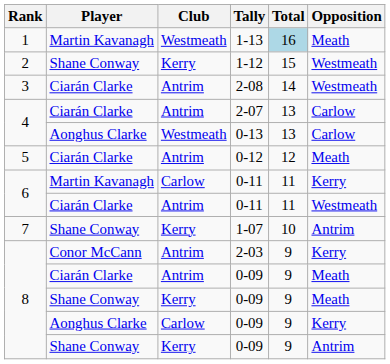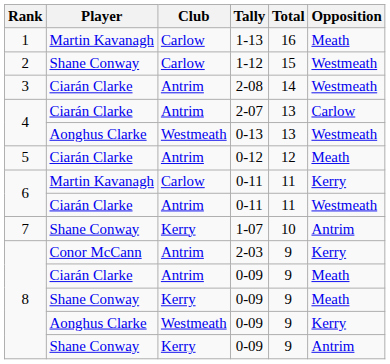(194, 39) Westmeath -> (183, 39) Carlow
(288, 39) lightblue background -> (288, 39) no background
(178, 63) Kerry -> (183, 63) Carlow
(333, 134) Carlow -> (344, 134) Westmeath
(183, 323) Carlow -> (194, 323) Westmeath
